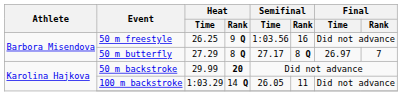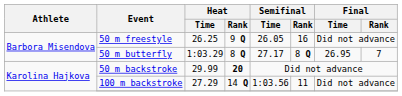(271, 40) 1:03.56 -> (271, 40) 26.05
(205, 54) 27.29 -> (205, 54) 1:03.29
(338, 54) 26.97 -> (338, 54) 26.95
(205, 83) 1:03.29 -> (205, 83) 27.29
(271, 83) 26.05 -> (271, 83) 1:03.56
